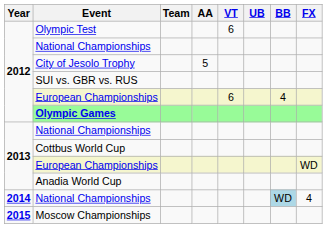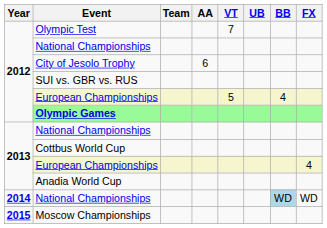(231, 30) 6 -> (231, 30) 7
(205, 63) 5 -> (205, 63) 6
(231, 97) 6 -> (231, 97) 5
(309, 165) WD -> (309, 165) 4
(309, 198) 4 -> (309, 198) WD
